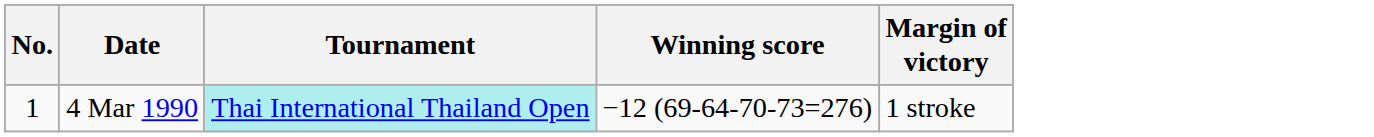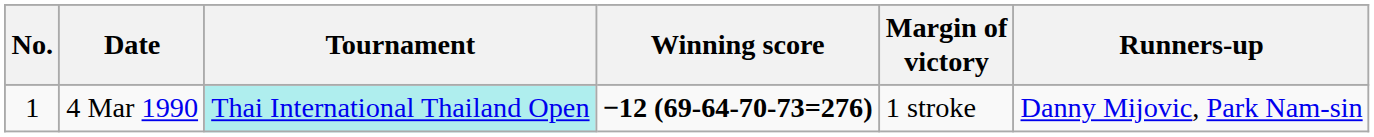+ column: (1192, 44)
(737, 108) normal -> (738, 108) bold
